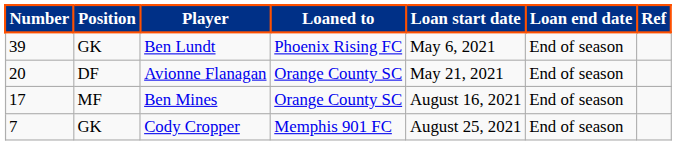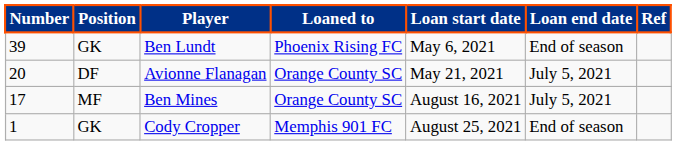(576, 73) End of season -> (570, 73) July 5, 2021
(576, 99) End of season -> (570, 99) July 5, 2021
(13, 126) 7 -> (13, 126) 1
